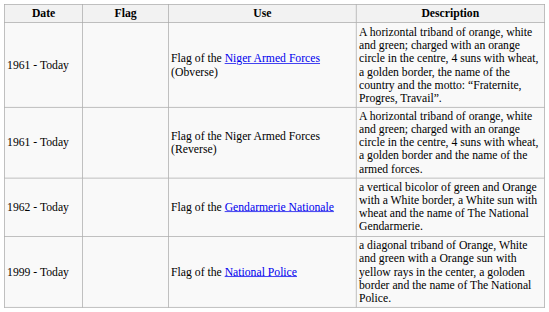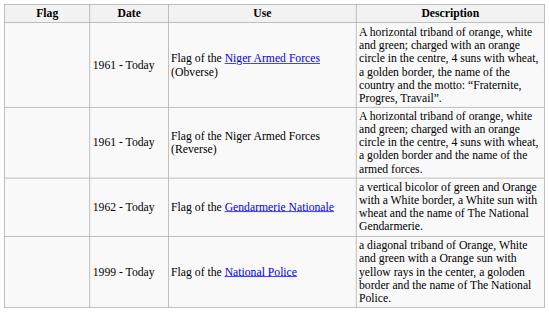columns swapped: (126, 13) <-> (44, 13)
